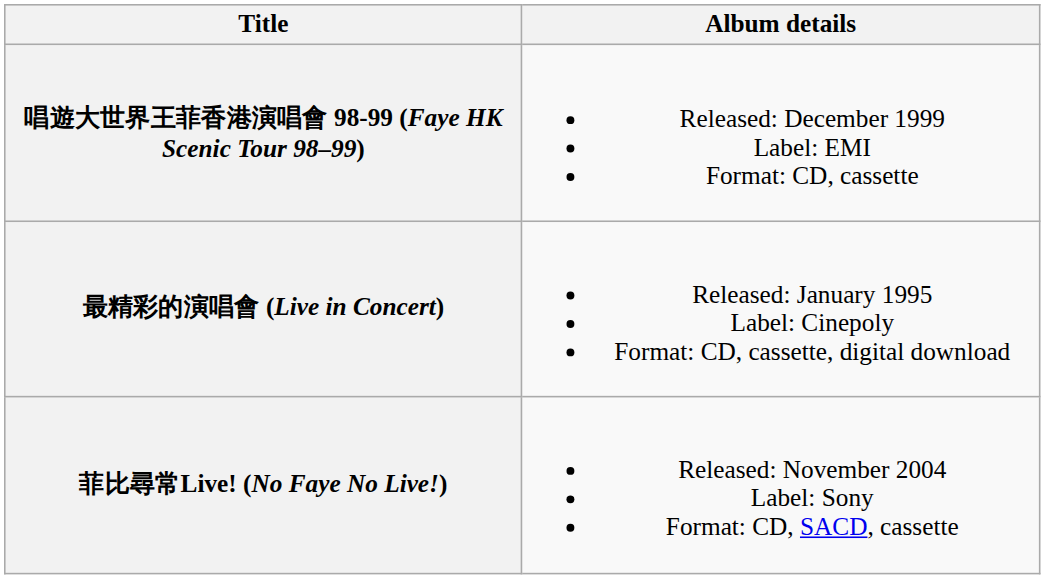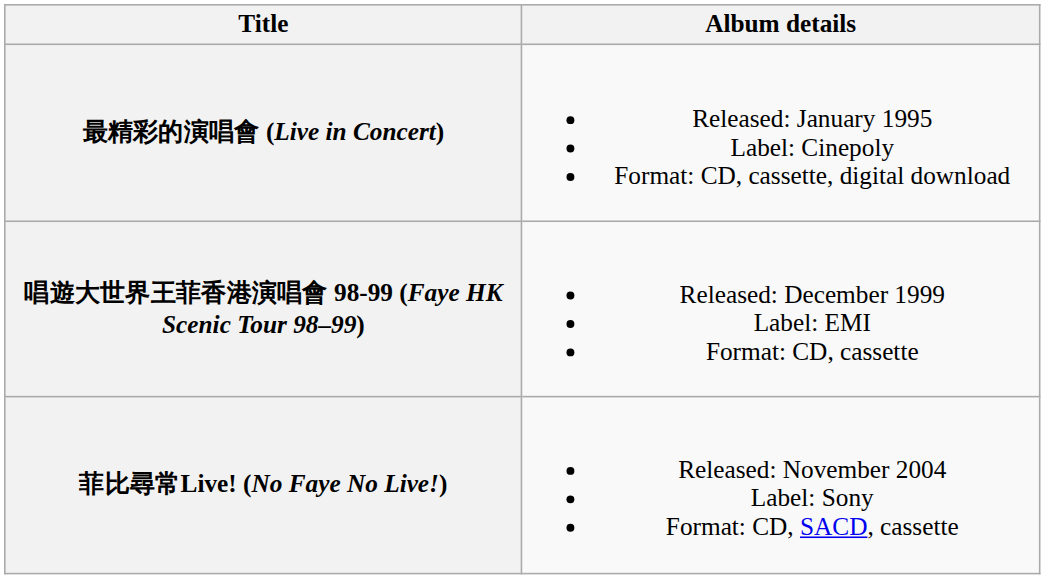rows swapped: (263, 307) <-> (263, 133)
